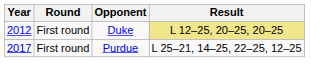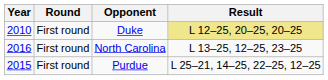(19, 30) 2012 -> (19, 30) 2010
+ row: (130, 48)
(19, 48) 2017 -> (19, 65) 2015
